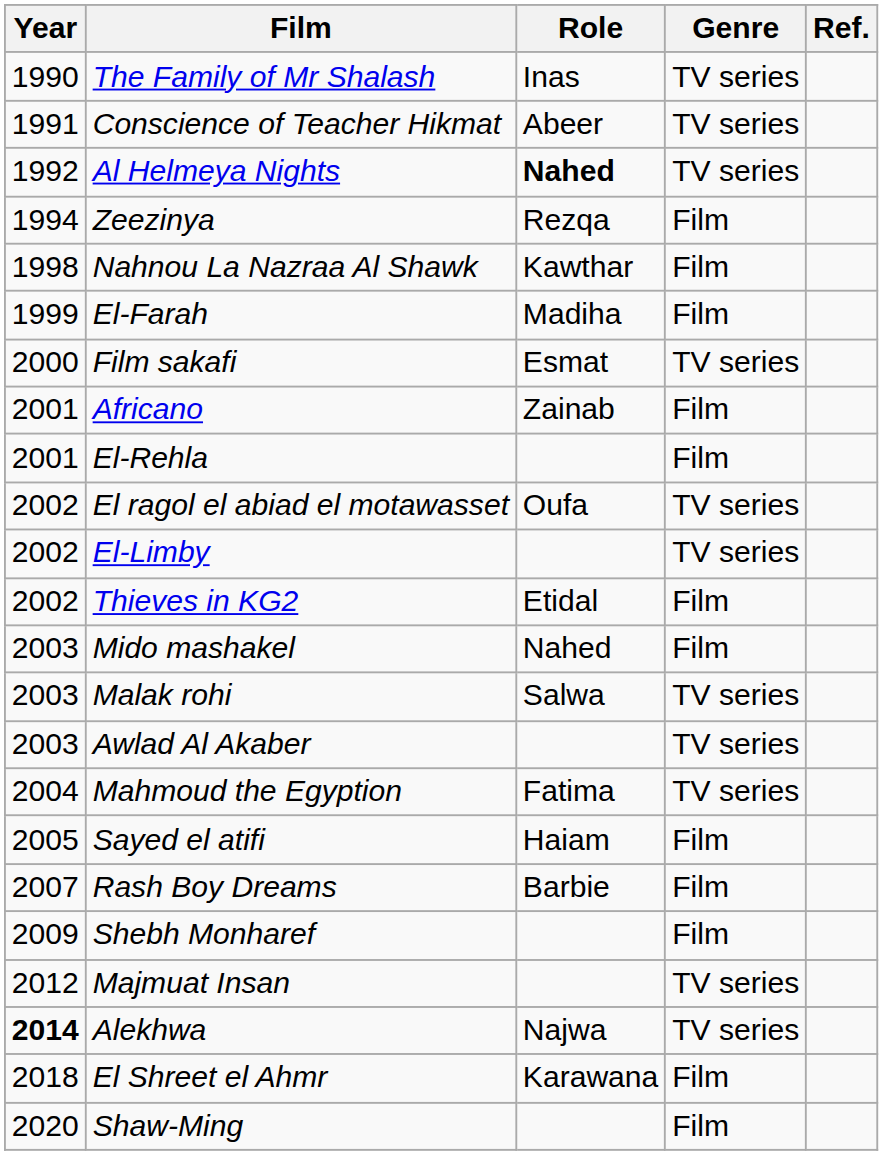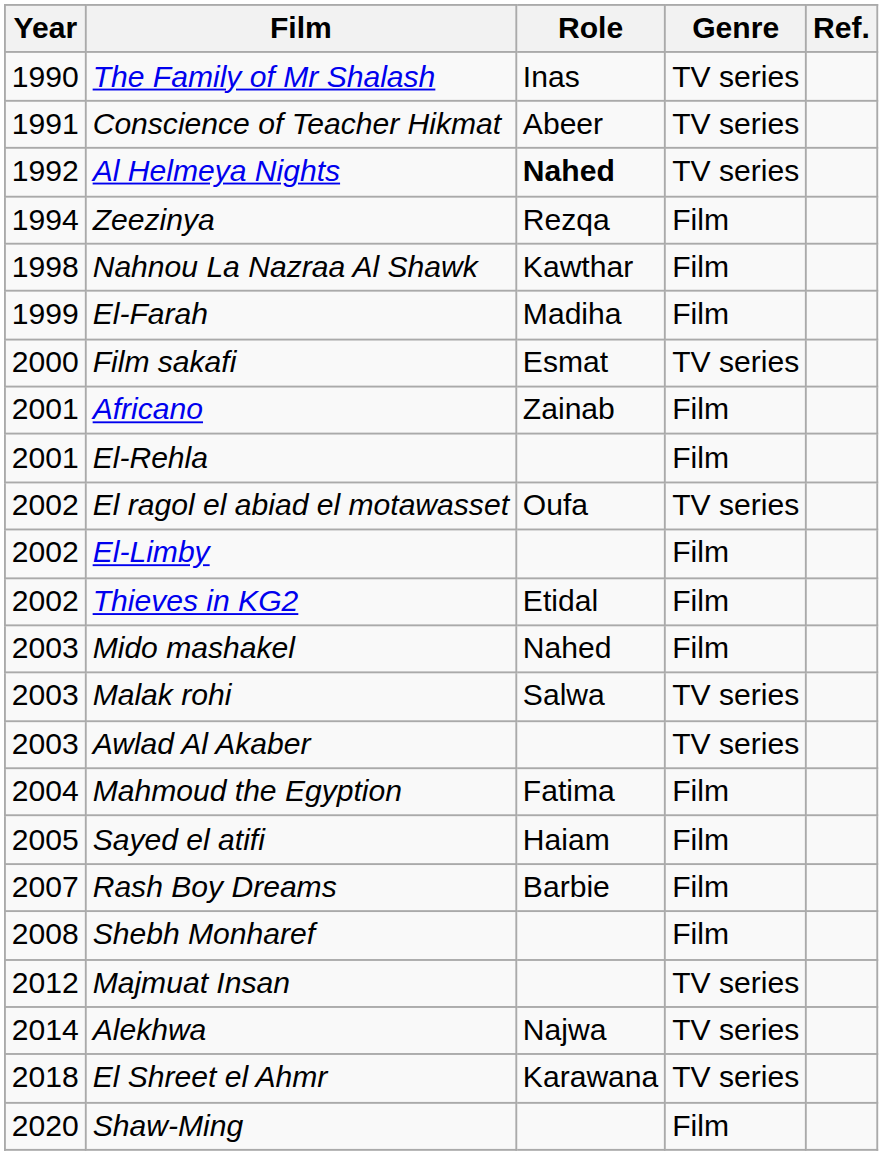(736, 553) TV series -> (701, 553) Film
(736, 791) TV series -> (701, 791) Film
(45, 934) 2009 -> (45, 934) 2008
(45, 1030) bold -> (45, 1030) normal
(701, 1077) Film -> (736, 1077) TV series
